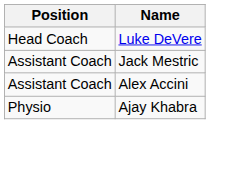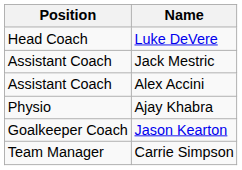+ row: (181, 130)
+ row: (184, 152)
